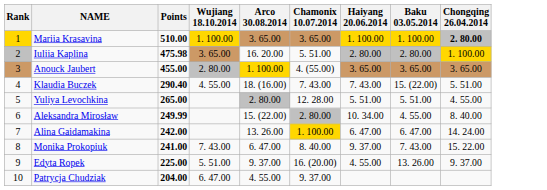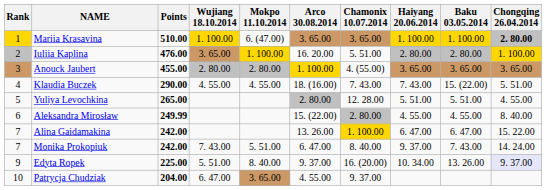+ column: (265, 17)
(174, 54) 475.98 -> (174, 54) 476.00
(174, 85) 290.40 -> (174, 85) 290.00
(365, 116) 10. 34.00 -> (416, 116) 4. 55.00
(466, 131) 14. 24.00 -> (516, 131) 15. 22.00
(18, 147) 8 -> (18, 147) 7
(174, 147) 241.00 -> (174, 147) 242.00
(466, 147) 15. 22.00 -> (516, 147) 14. 24.00
(365, 162) 4. 55.00 -> (416, 162) 10. 34.00
(466, 162) no background -> (516, 162) lavender background
